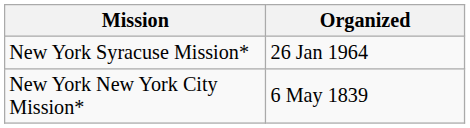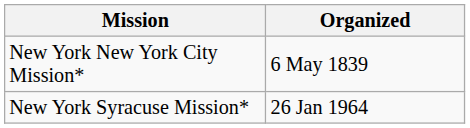rows swapped: (113, 95) <-> (129, 52)
